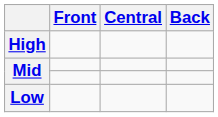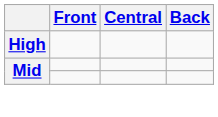- row: (27, 97)
